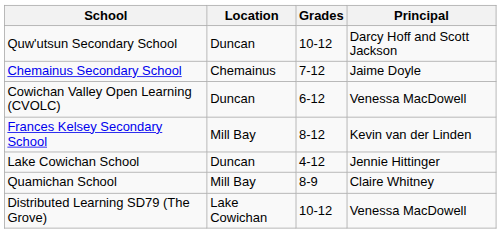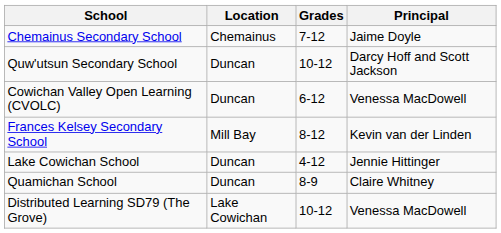rows swapped: (95, 71) <-> (92, 43)
(233, 182) Mill Bay -> (233, 182) Duncan
